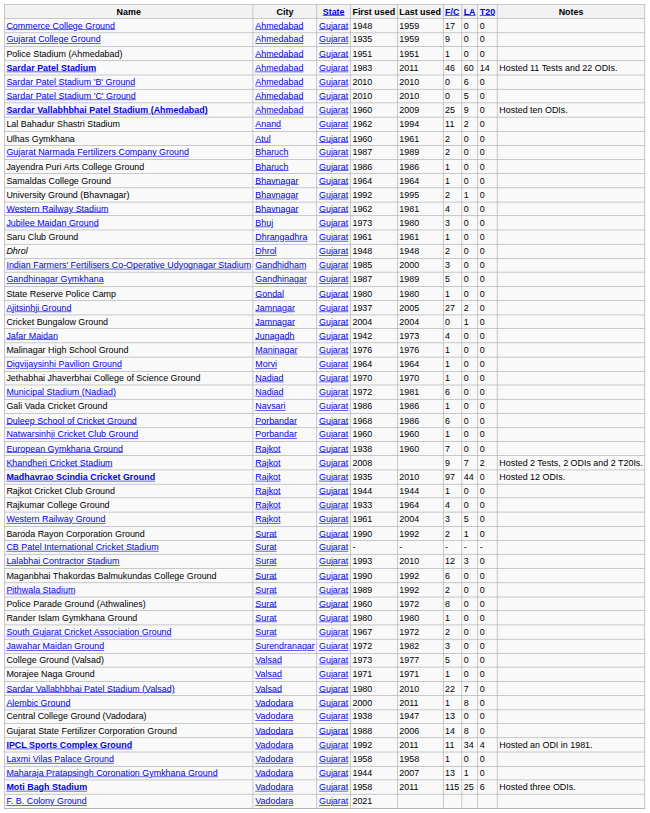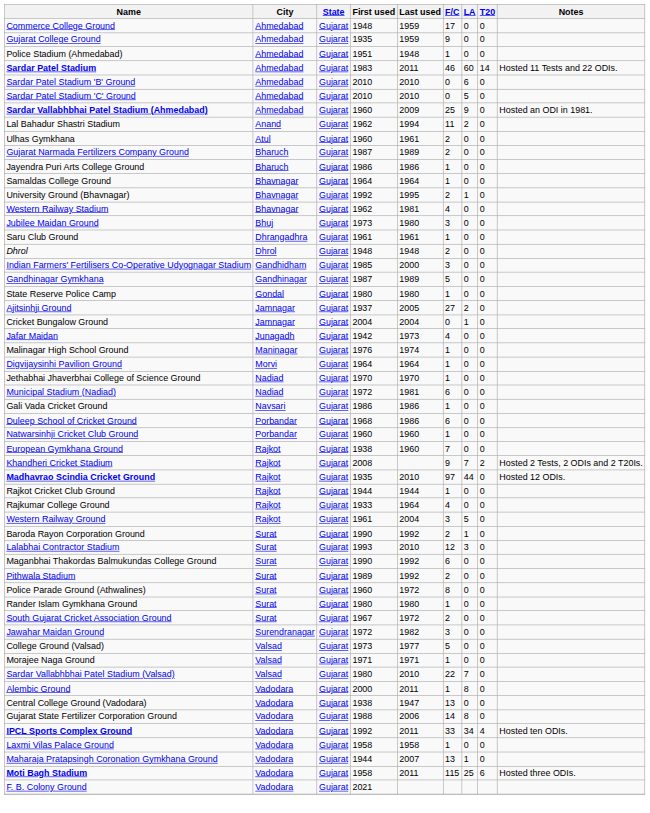(409, 54) 1951 -> (409, 54) 1948
(534, 110) Hosted ten ODIs. -> (546, 110) Hosted an ODI in 1981.
(409, 350) 1976 -> (409, 350) 1974
- row: (83, 548)
(450, 745) 11 -> (450, 731) 33
(546, 745) Hosted an ODI in 1981. -> (534, 731) Hosted ten ODIs.
